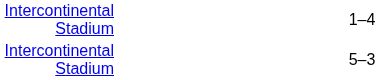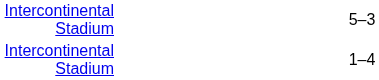rows swapped: (362, 60) <-> (362, 20)
